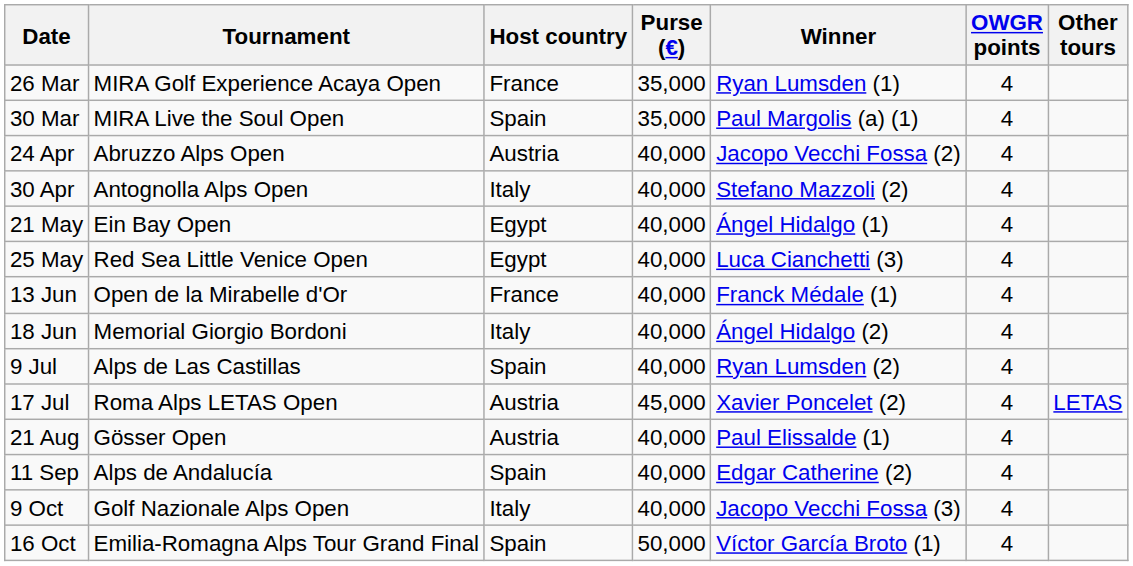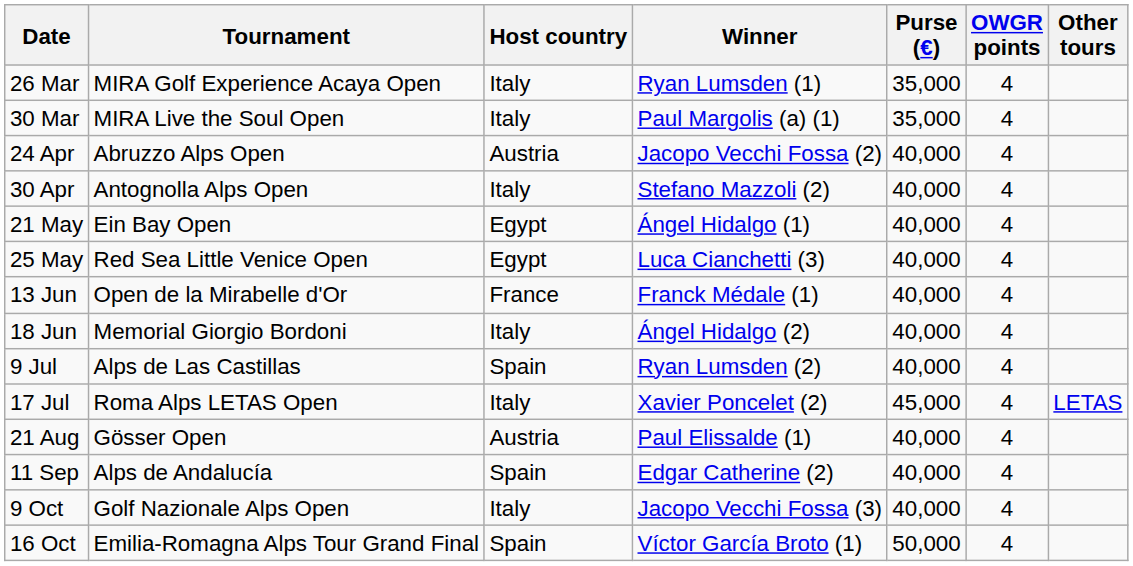columns swapped: (672, 35) <-> (838, 35)
(524, 83) France -> (510, 83) Italy
(518, 118) Spain -> (510, 118) Italy
(524, 401) Austria -> (510, 401) Italy
